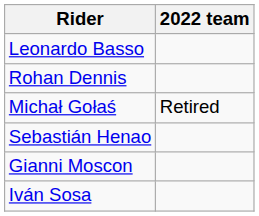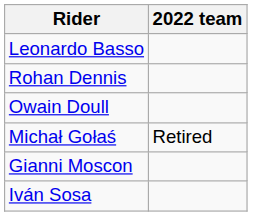+ row: (59, 107)
- row: (80, 136)
